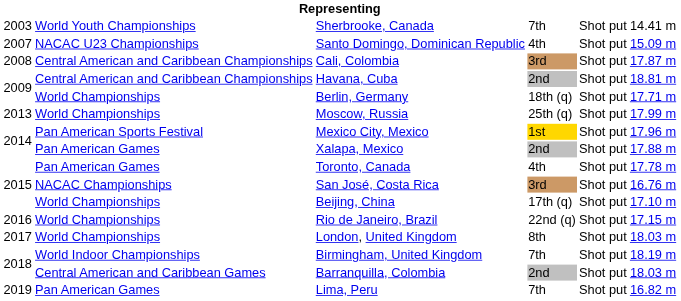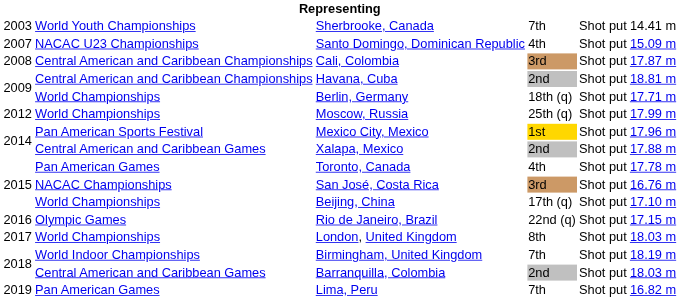(18, 114) 2013 -> (18, 114) 2012
(97, 149) Pan American Games -> (150, 149) Central American and Caribbean Games
(98, 219) World Championships -> (81, 219) Olympic Games
